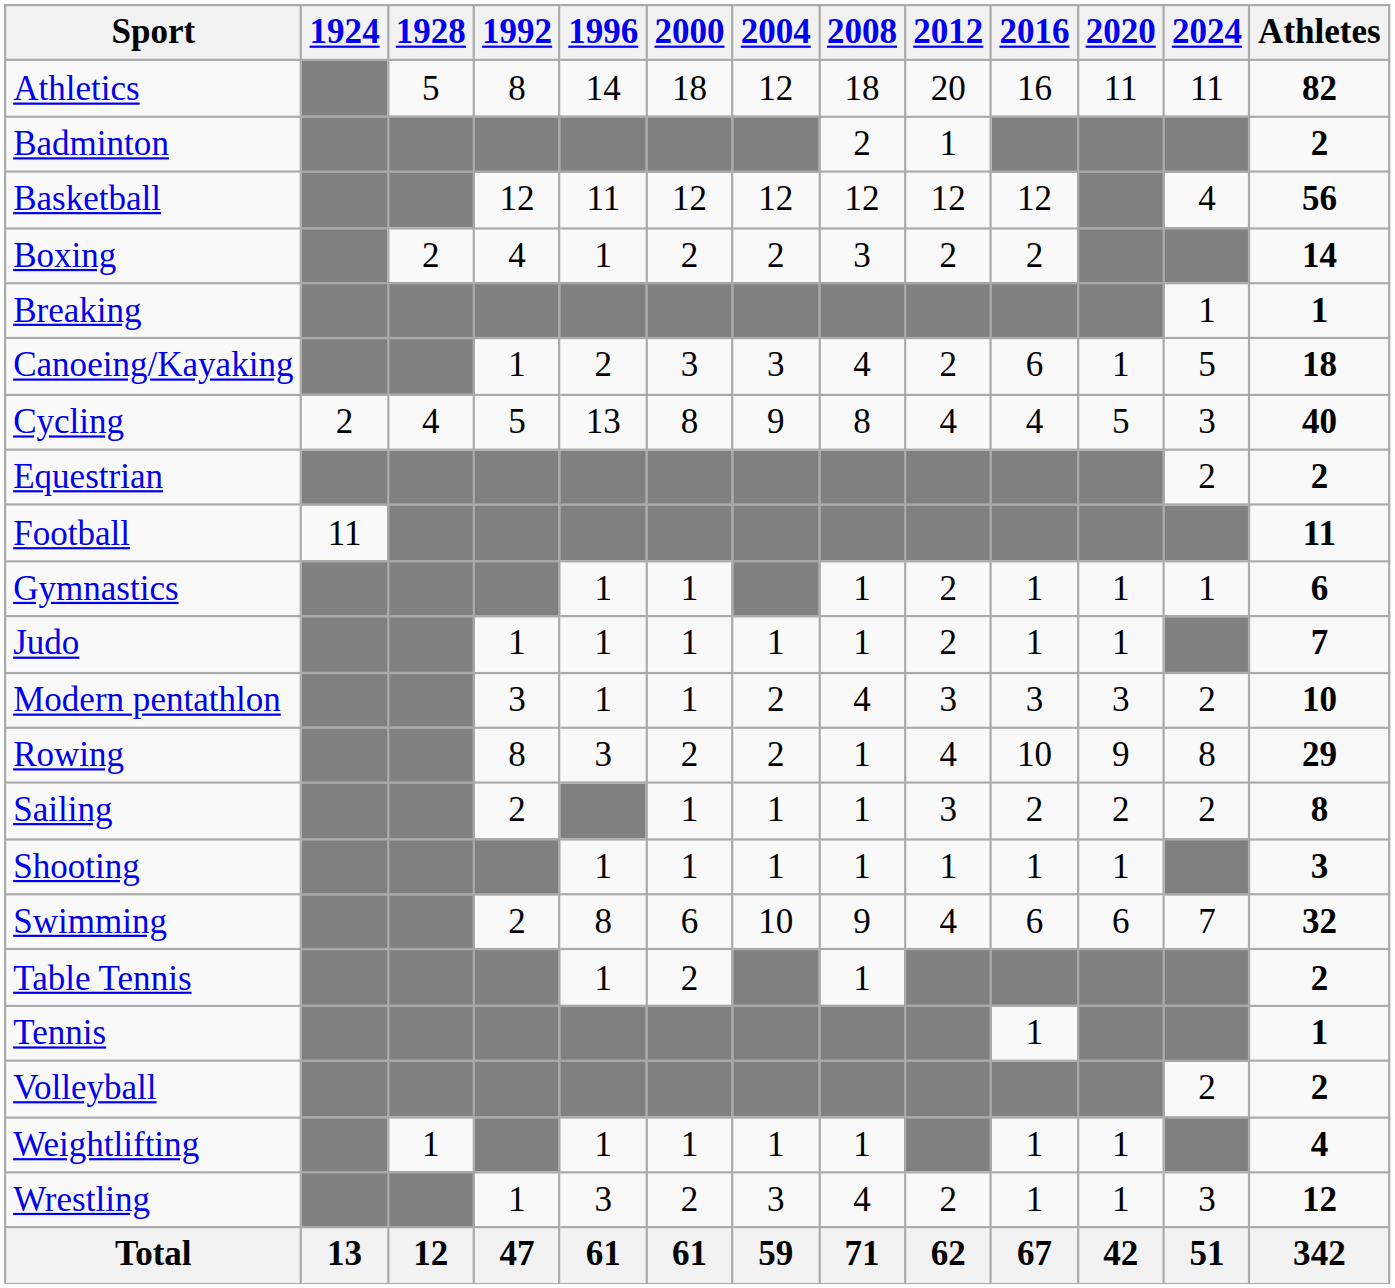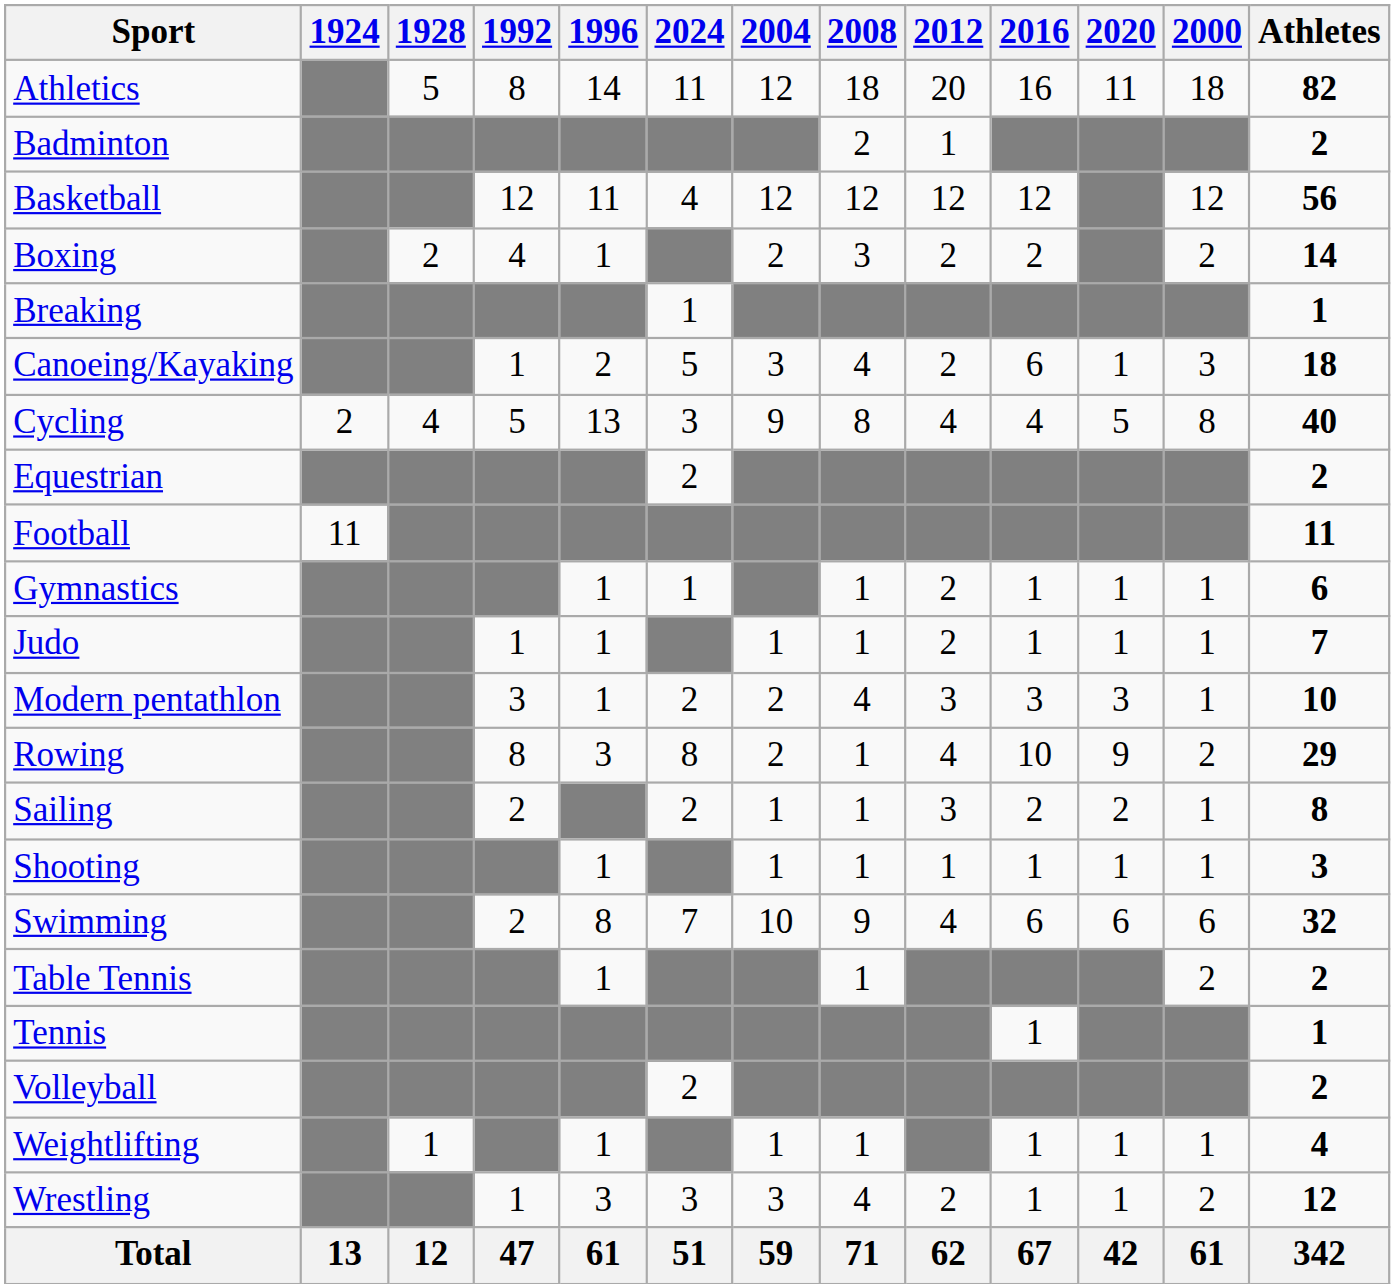columns swapped: (690, 32) <-> (1207, 32)
